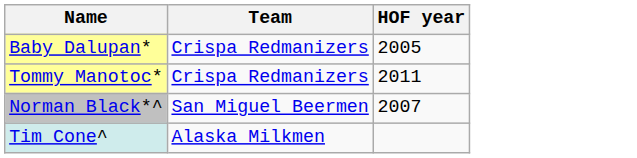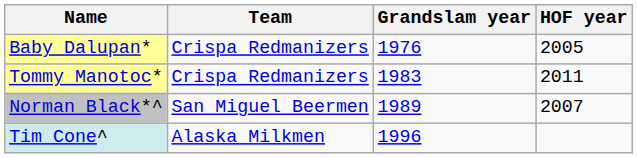+ column: (454, 20)
